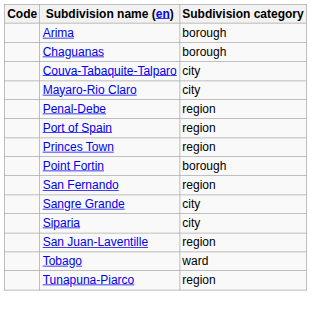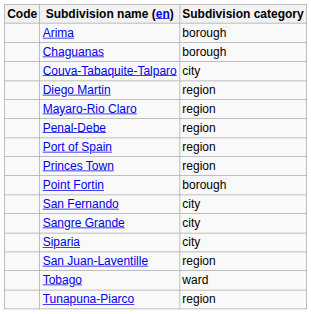+ row: (77, 90)
(191, 90) city -> (199, 109) region
(199, 185) region -> (191, 204) city
